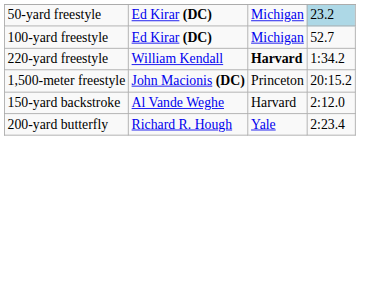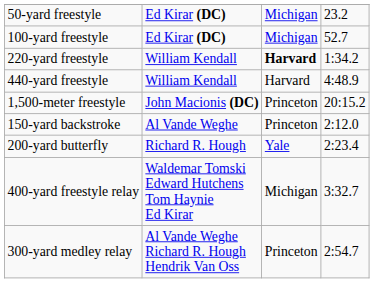(322, 15) lightblue background -> (336, 15) no background
+ row: (58, 80)
(274, 102) Harvard -> (291, 124) Princeton
+ row: (73, 191)
+ row: (70, 251)
